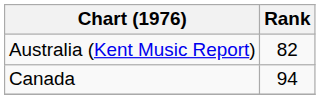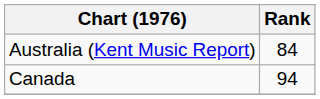(287, 49) 82 -> (287, 49) 84
